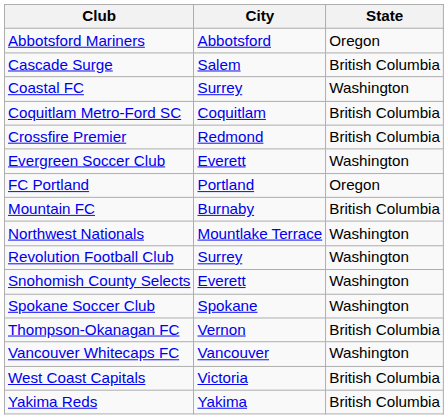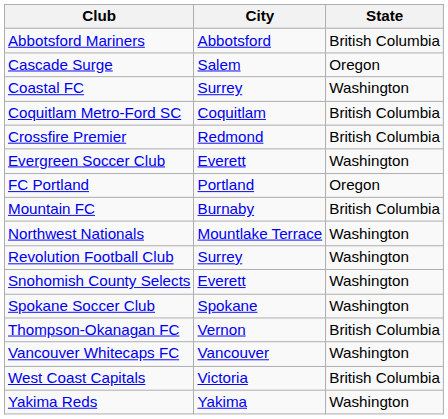(355, 40) Oregon -> (385, 40) British Columbia
(385, 64) British Columbia -> (355, 64) Oregon
(385, 402) British Columbia -> (369, 402) Washington
